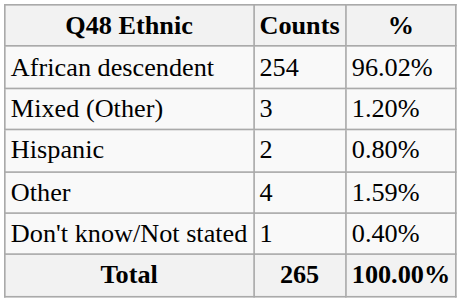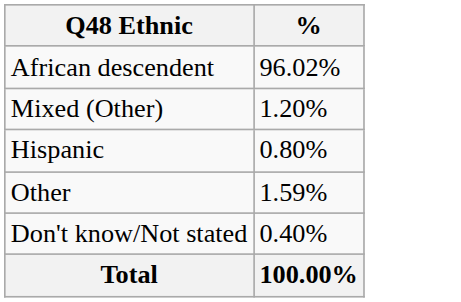- column: (300, 25)
